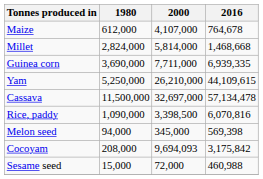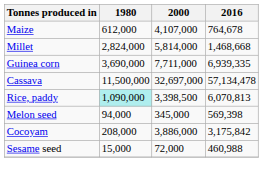- row: (17, 81)
(123, 115) no background -> (123, 98) paleturquoise background
(229, 115) 6,070,816 -> (229, 98) 6,070,813
(176, 149) 9,694,093 -> (176, 132) 3,886,000
